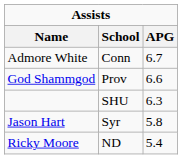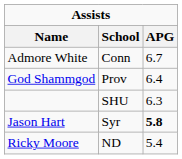(154, 79) 6.6 -> (154, 79) 6.4
(154, 121) normal -> (154, 121) bold
